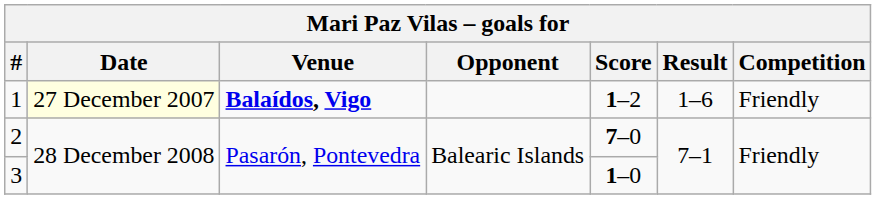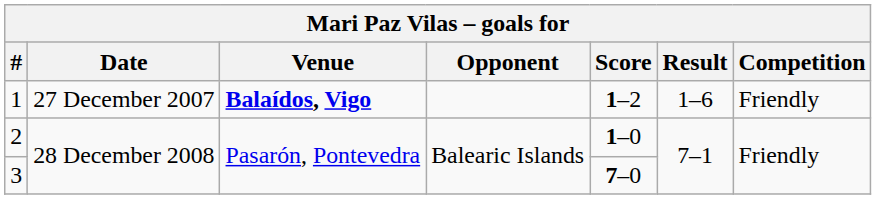(124, 99) lightyellow background -> (124, 99) no background
(623, 136) 7–0 -> (623, 136) 1–0
(623, 174) 1–0 -> (623, 174) 7–0
